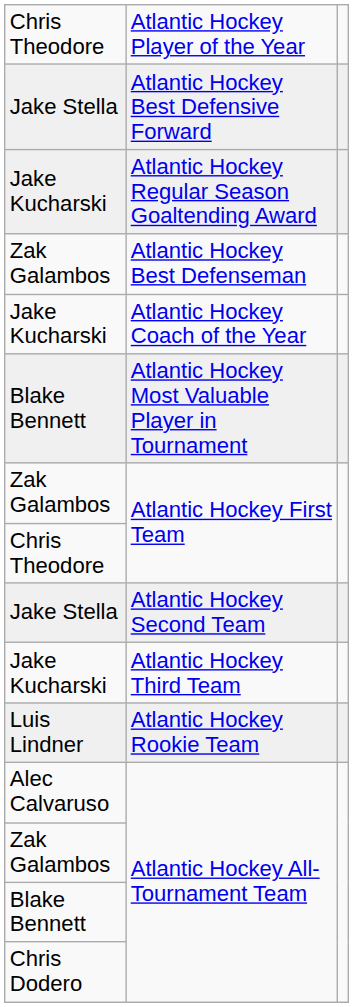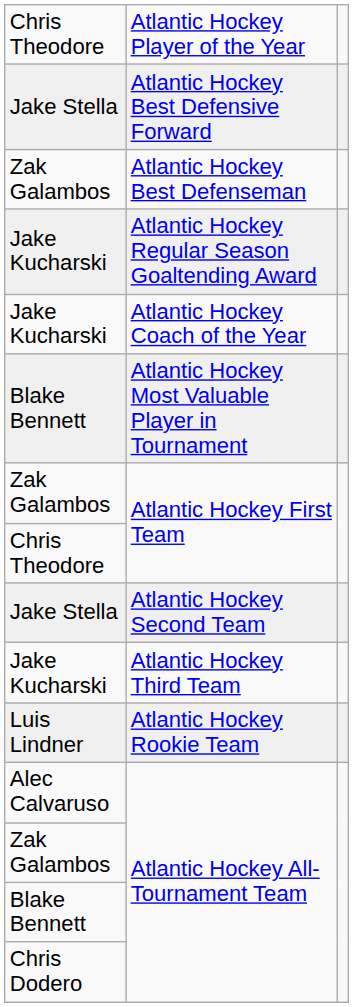rows swapped: (60, 263) <-> (58, 191)
